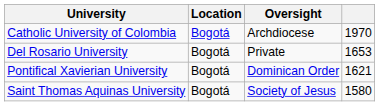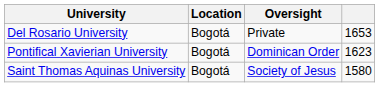- row: (92, 33)
(358, 71) 1621 -> (358, 52) 1623
